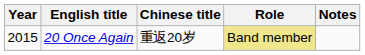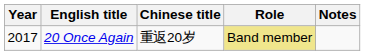(23, 38) 2015 -> (23, 38) 2017
